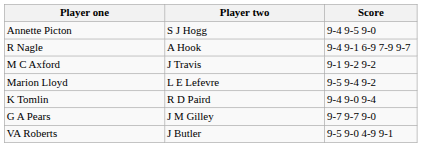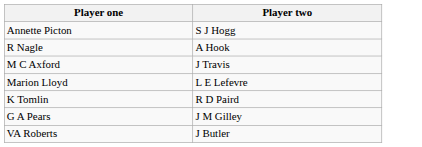- column: (371, 13)
